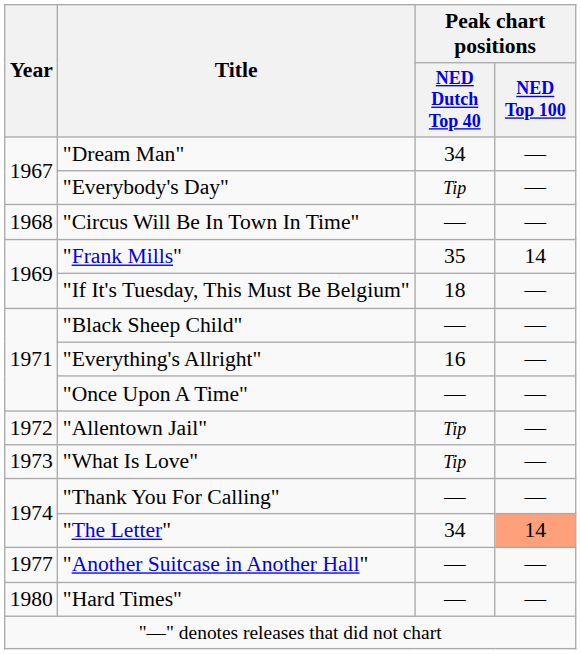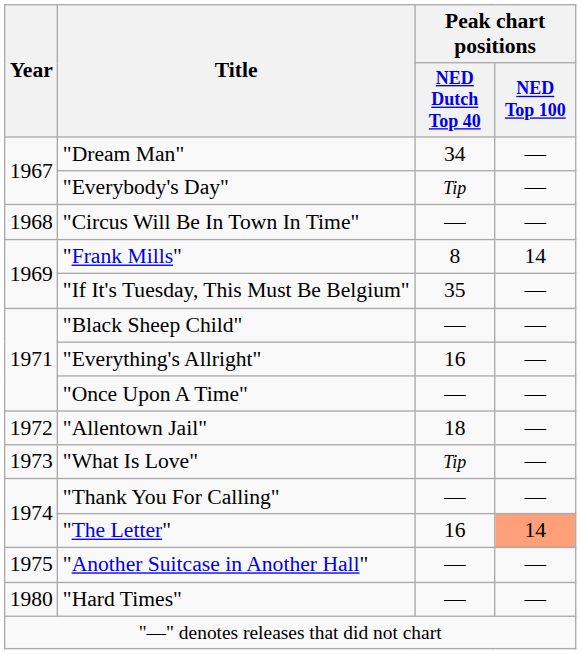(455, 256) 35 -> (455, 256) 8
(455, 290) 18 -> (455, 290) 35
(455, 428) Tip -> (455, 427) 18
(455, 530) 34 -> (455, 530) 16
(31, 564) 1977 -> (31, 564) 1975
